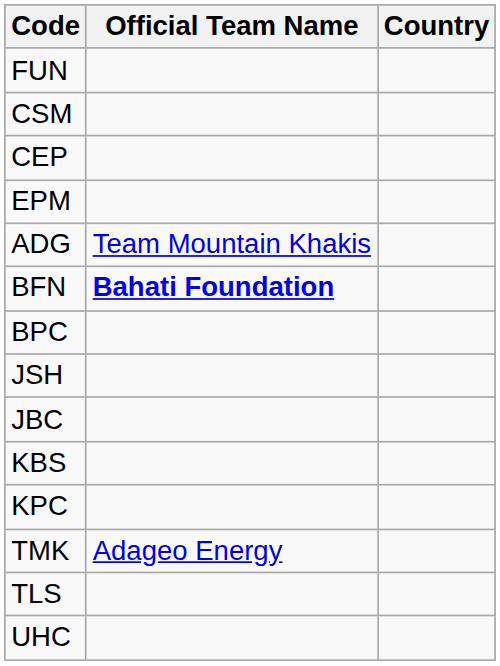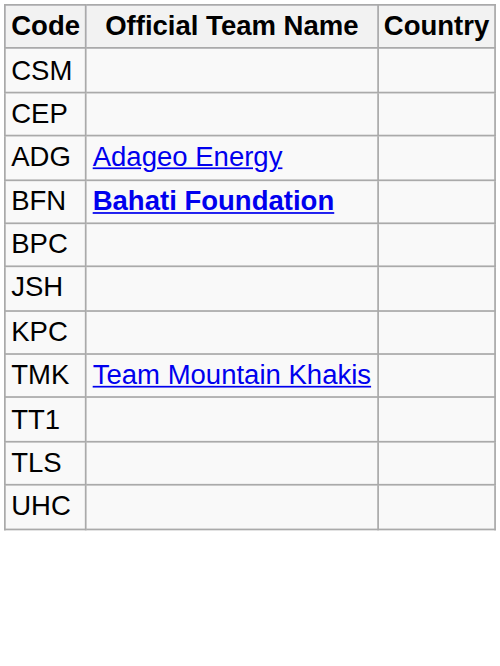- row: (39, 69)
- row: (41, 200)
(232, 244) Team Mountain Khakis -> (188, 157) Adageo Energy
- row: (37, 419)
- row: (39, 462)
(188, 550) Adageo Energy -> (232, 375) Team Mountain Khakis
+ row: (36, 419)
